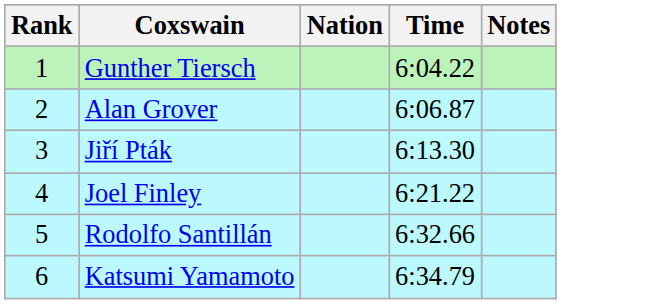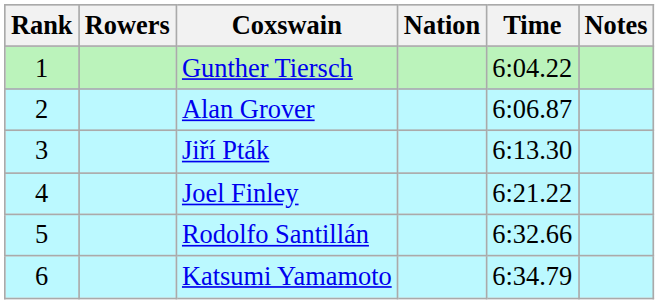+ column: (127, 25)
